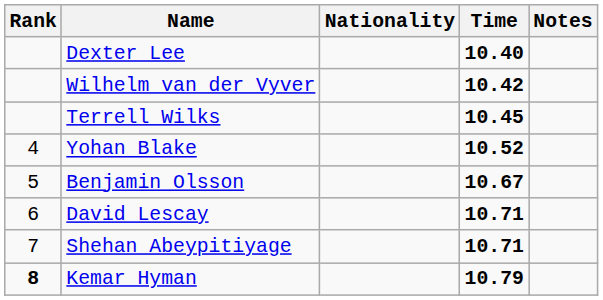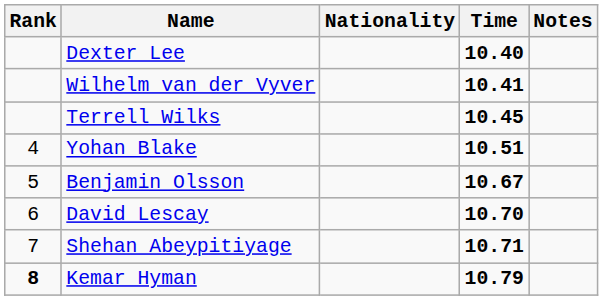(494, 85) 10.42 -> (494, 85) 10.41
(494, 150) 10.52 -> (494, 150) 10.51
(494, 214) 10.71 -> (494, 214) 10.70
